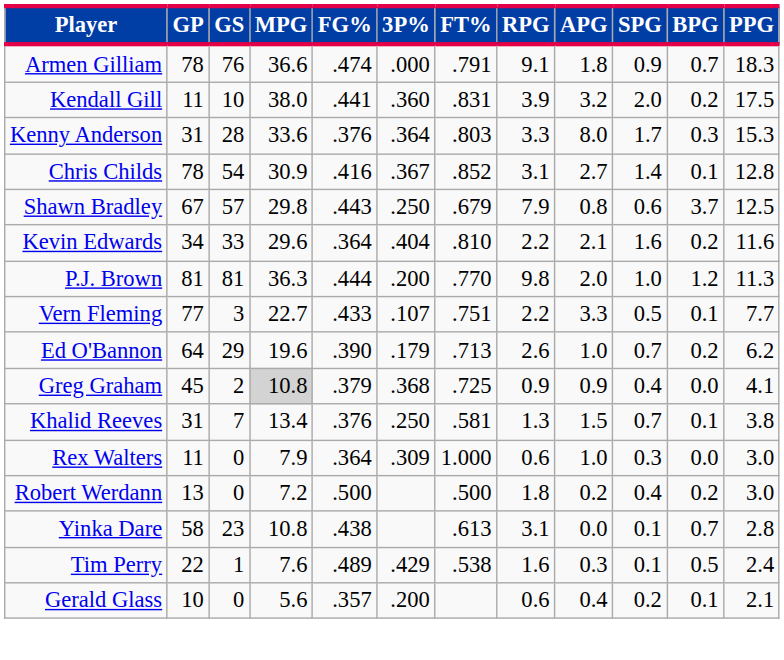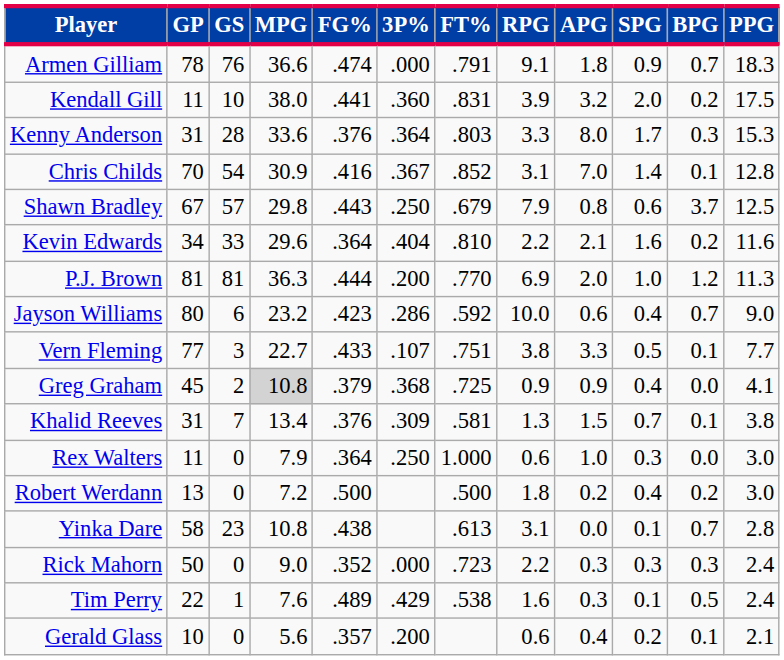(193, 171) 78 -> (193, 171) 70
(593, 171) 2.7 -> (593, 171) 7.0
(535, 278) 9.8 -> (535, 278) 6.9
+ row: (88, 314)
(535, 314) 2.2 -> (535, 350) 3.8
- row: (102, 350)
(410, 421) .250 -> (410, 421) .309
(410, 457) .309 -> (410, 457) .250
+ row: (102, 564)
